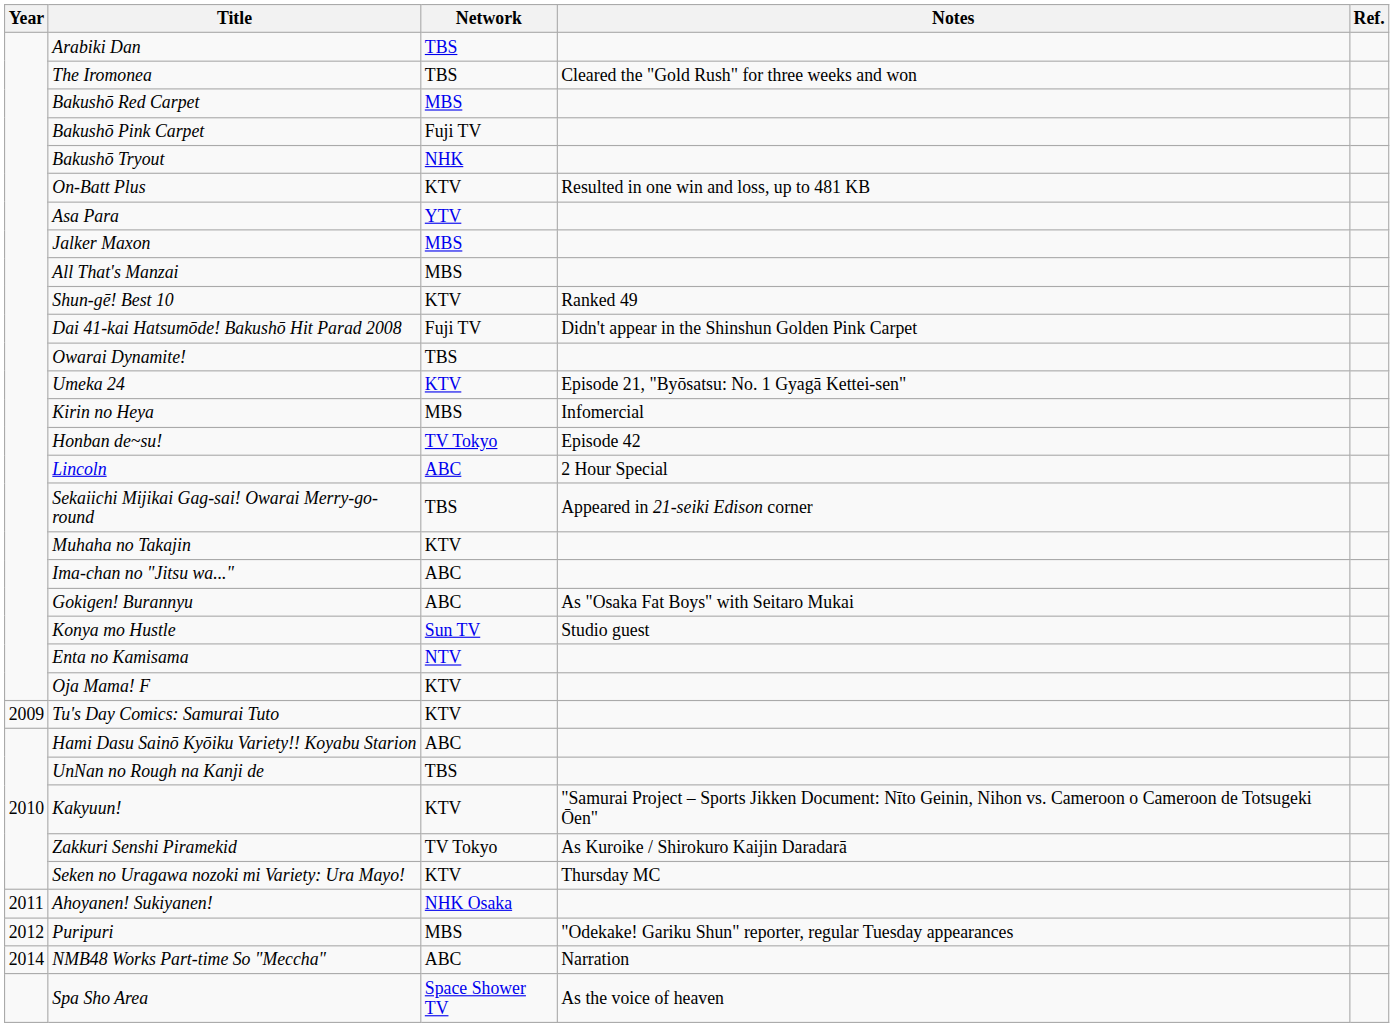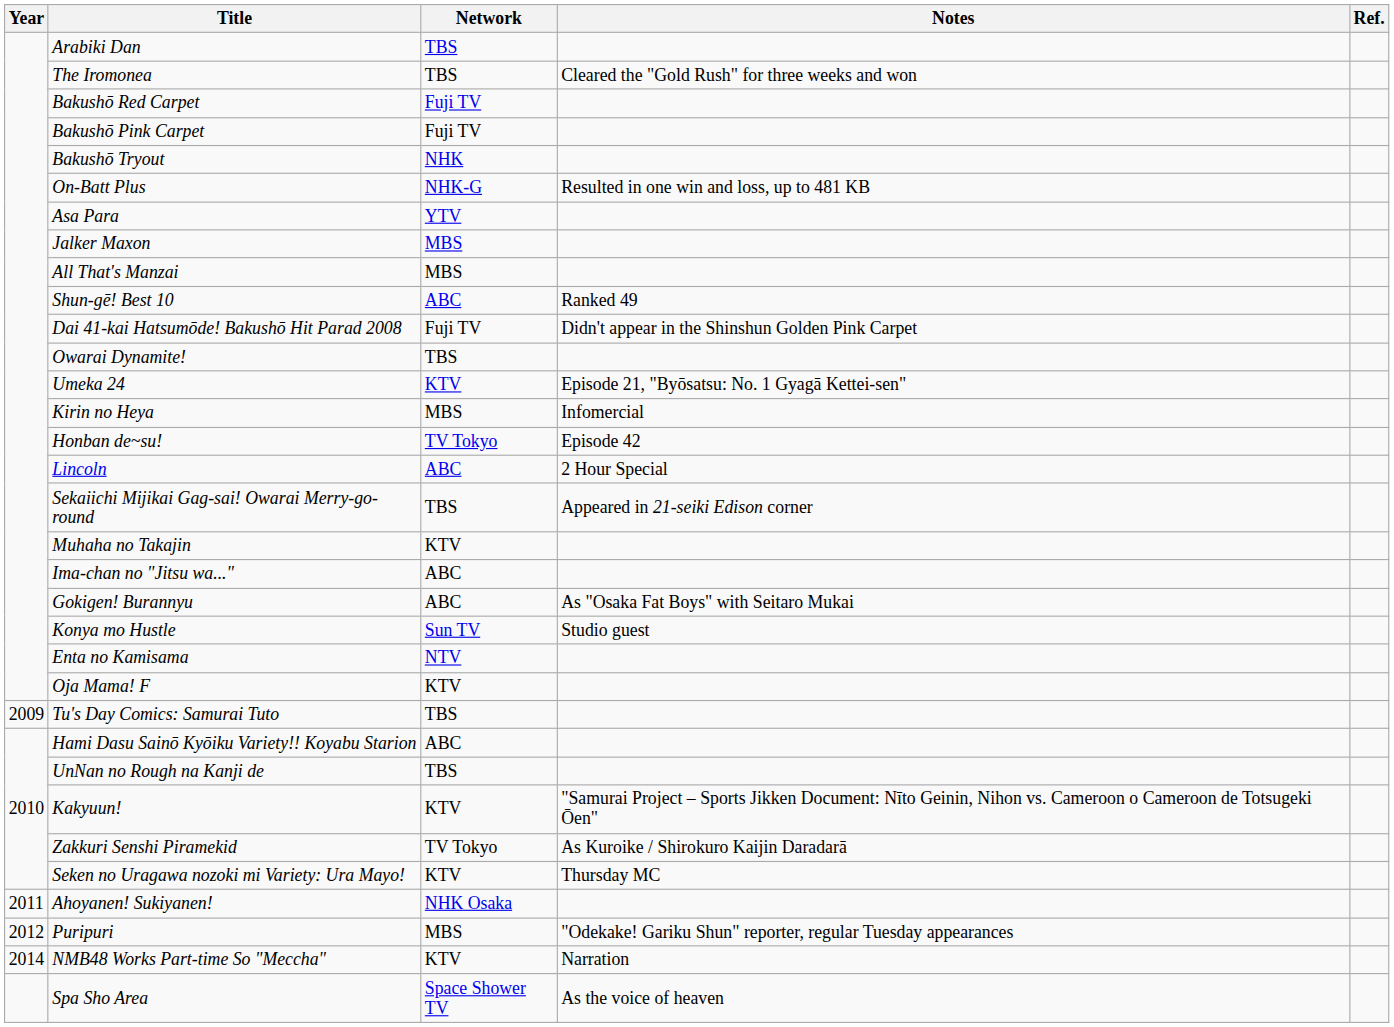(444, 103) MBS -> (453, 103) Fuji TV
(443, 187) KTV -> (453, 187) NHK-G
(443, 300) KTV -> (443, 300) ABC
(443, 714) KTV -> (441, 714) TBS
(443, 959) ABC -> (443, 959) KTV
